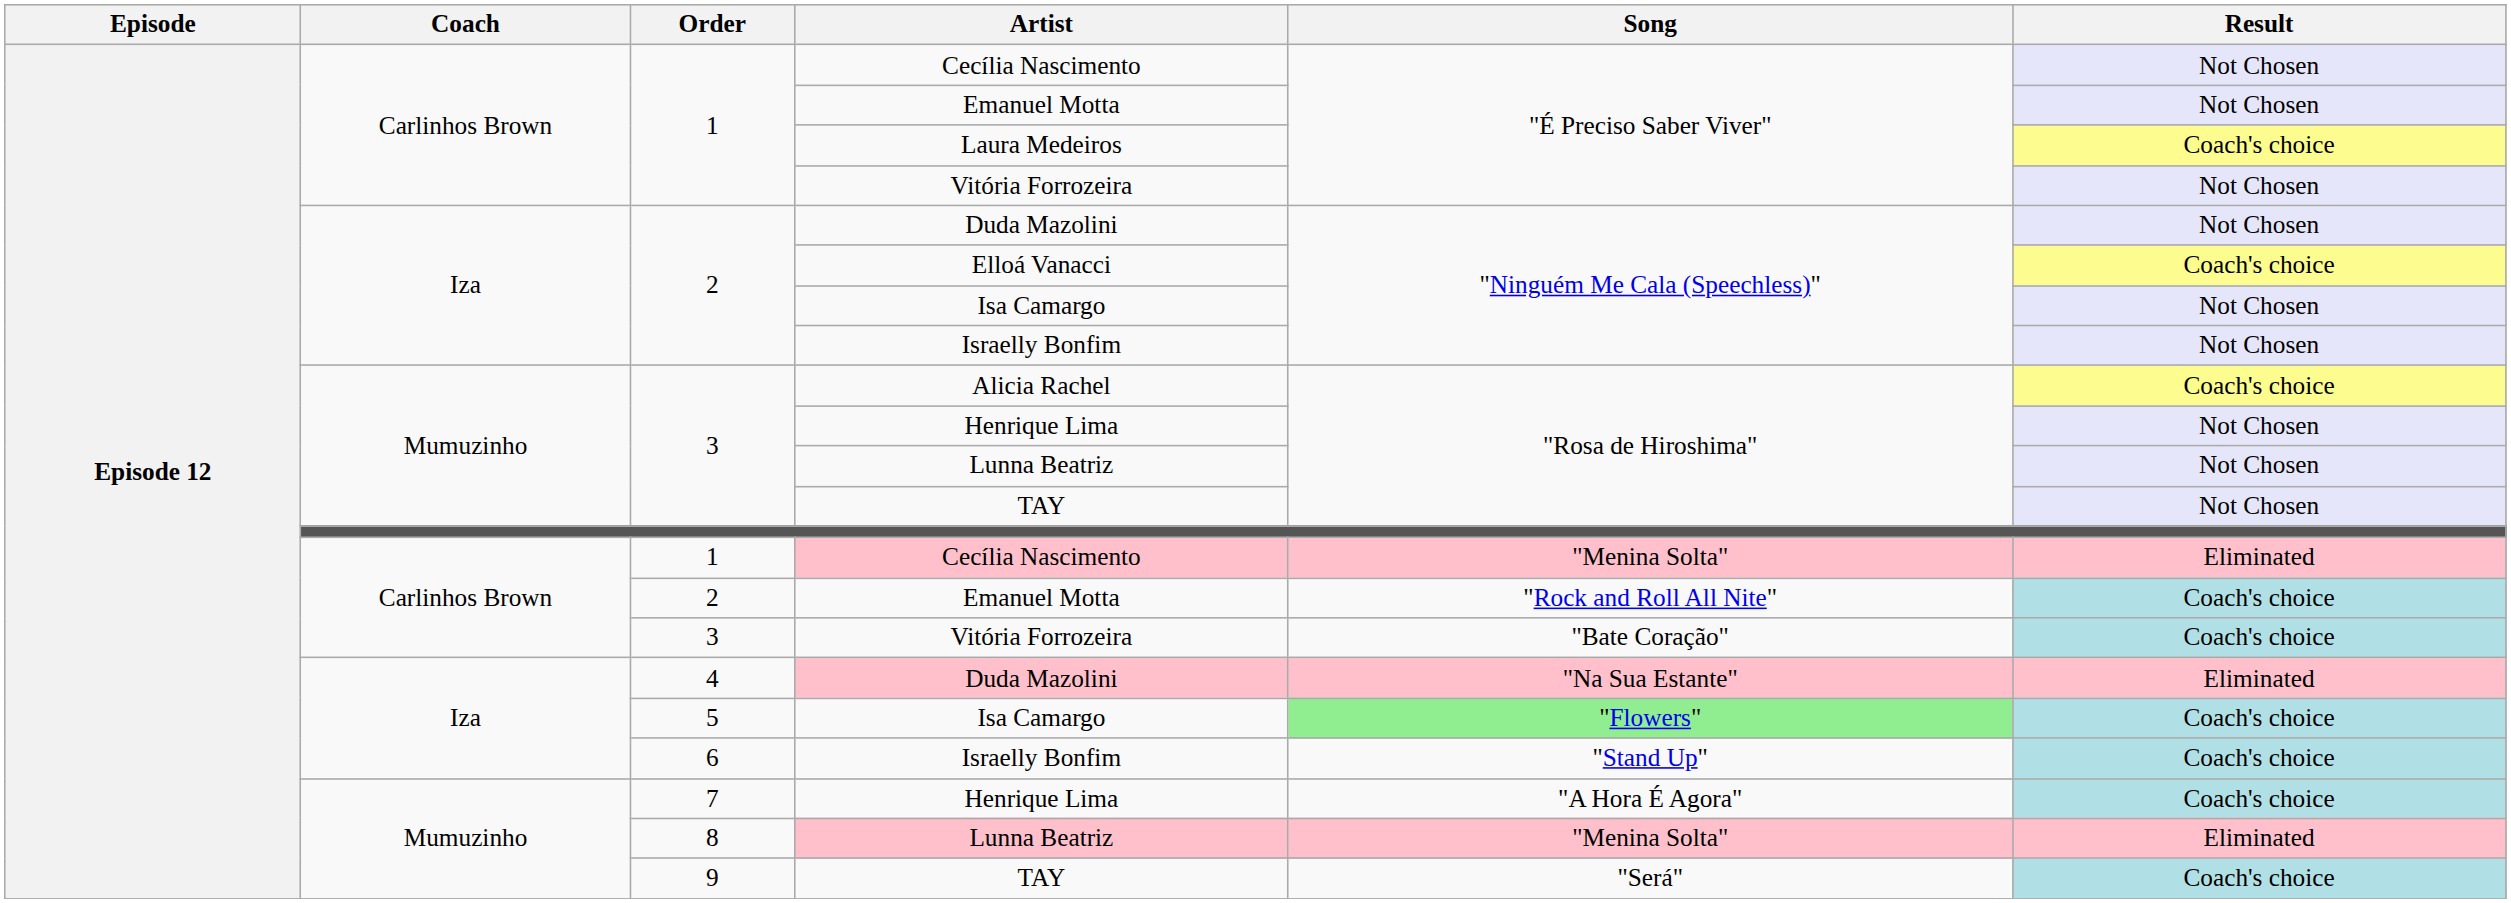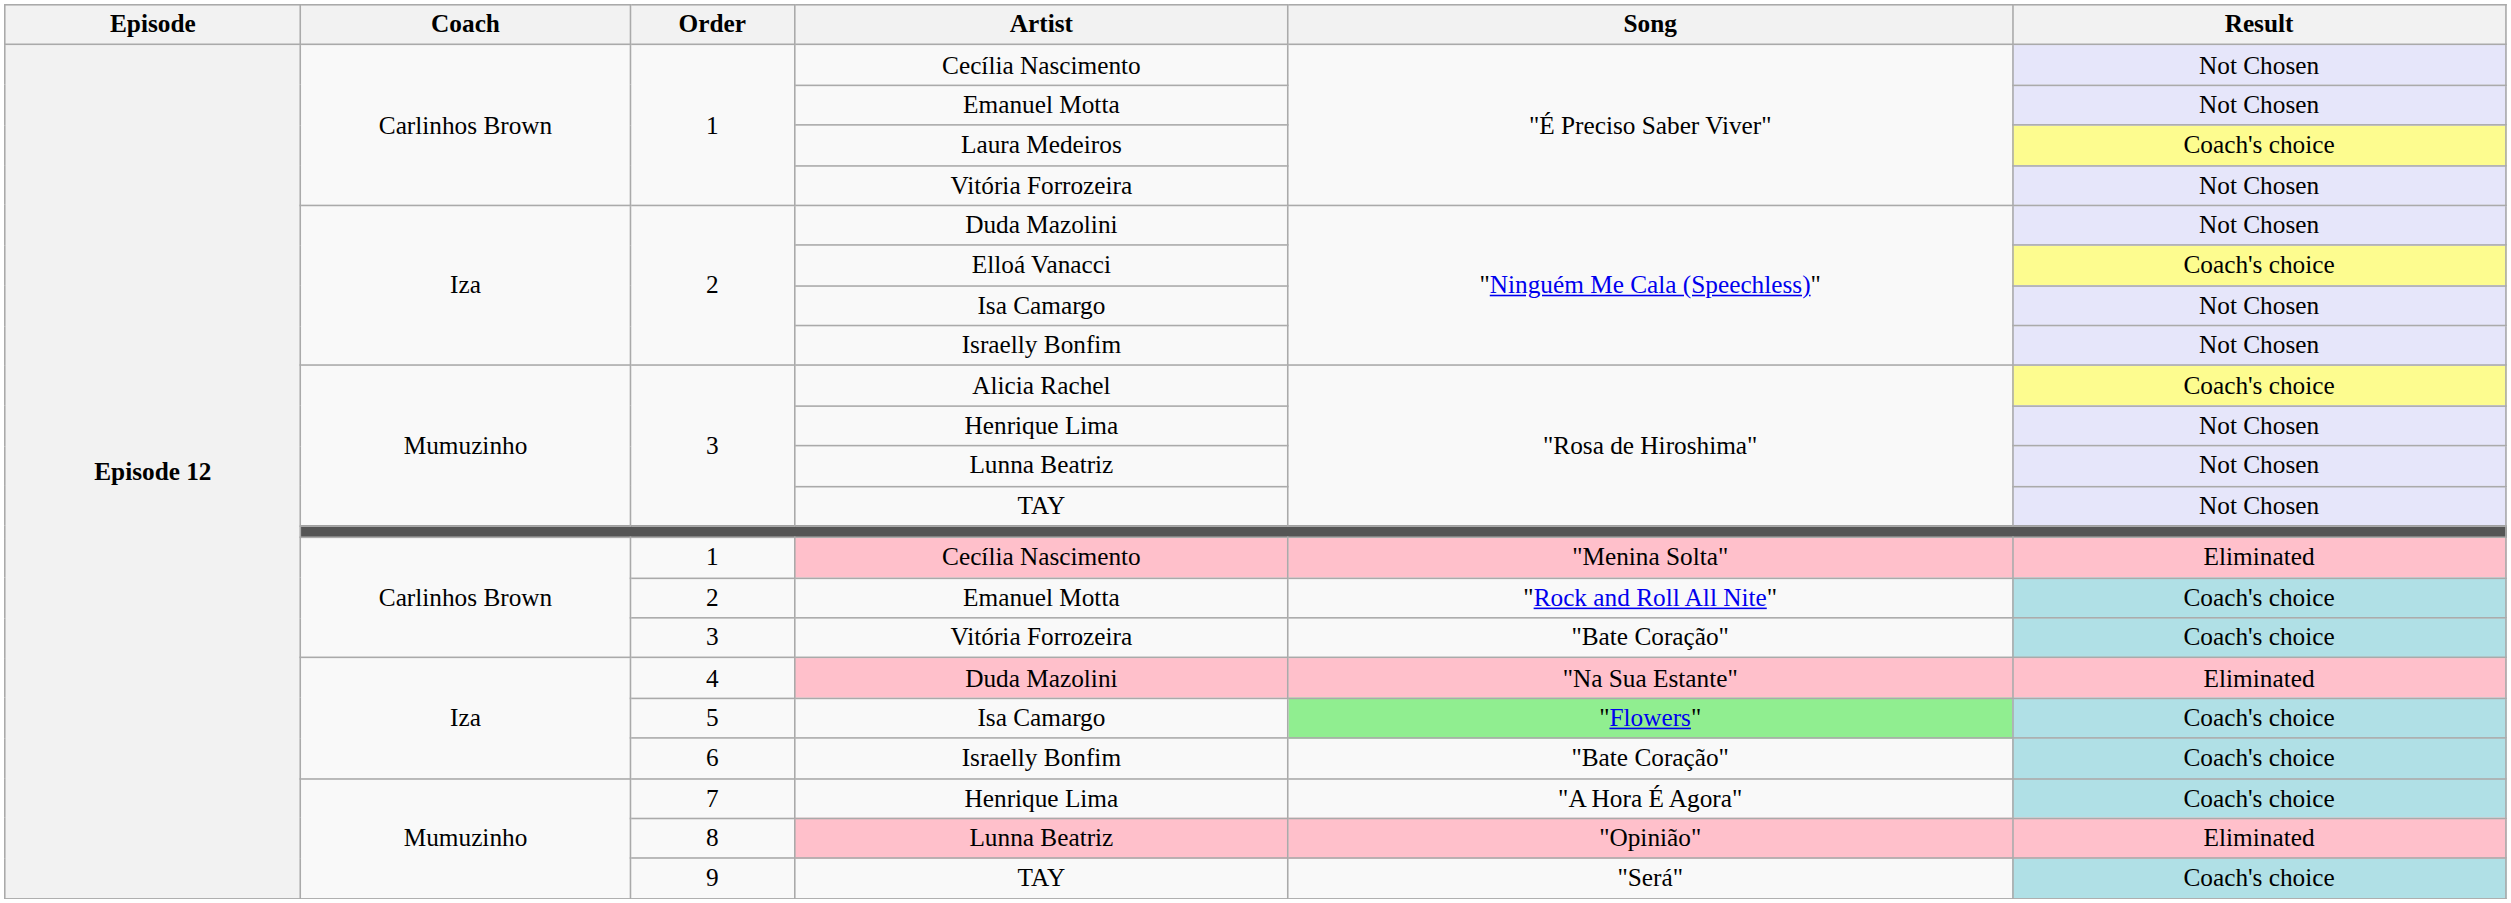(1650, 757) "Stand Up" -> (1650, 757) "Bate Coração"
(1650, 838) "Menina Solta" -> (1650, 838) "Opinião"
